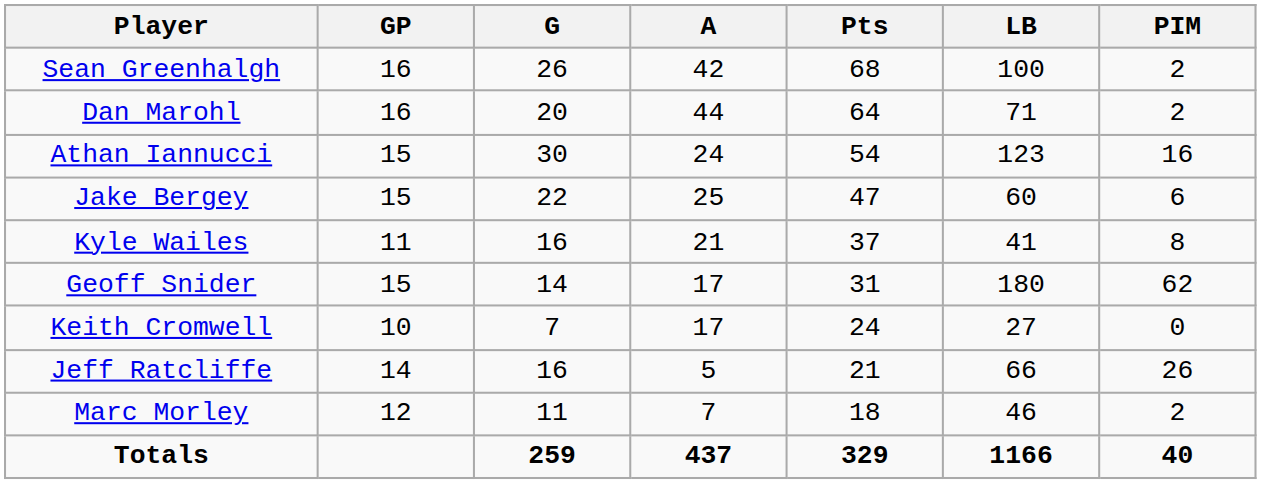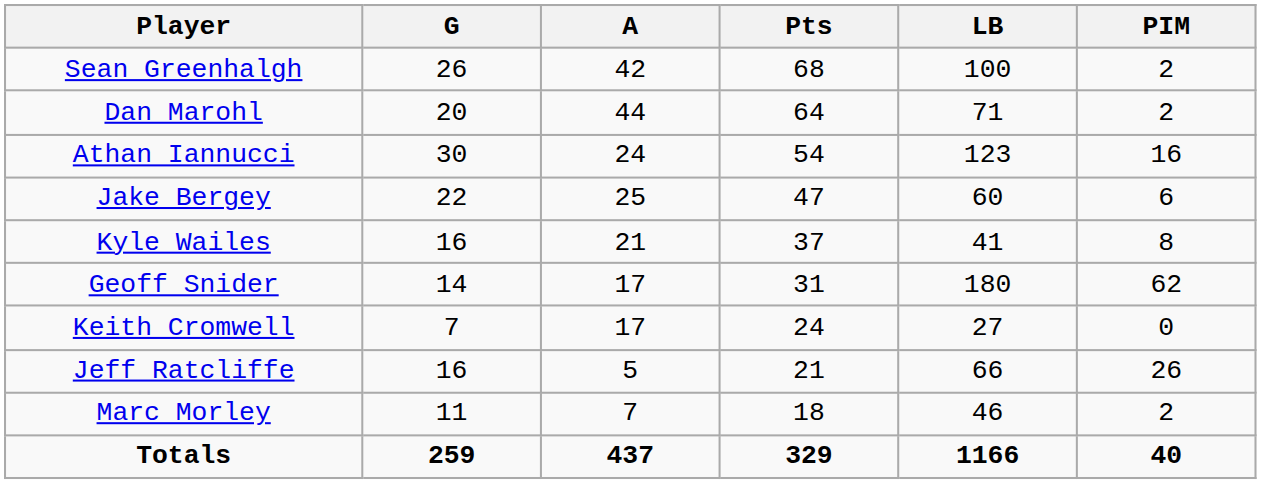- column: (396, 27)
